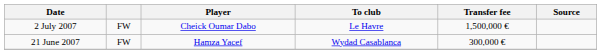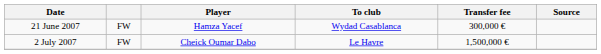rows swapped: (55, 41) <-> (55, 26)
